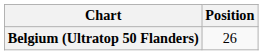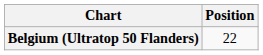(230, 38) 26 -> (230, 38) 22
